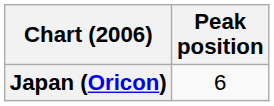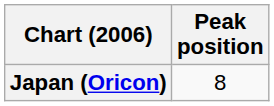(220, 82) 6 -> (220, 82) 8
